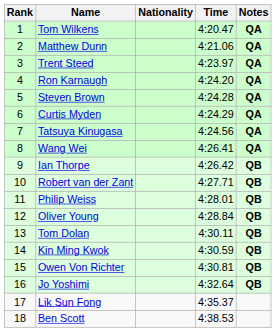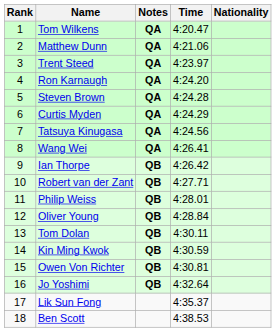columns swapped: (166, 13) <-> (254, 13)
